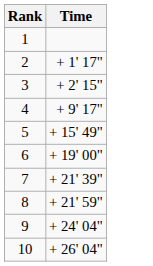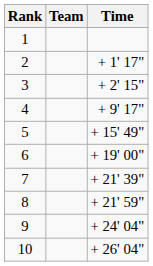+ column: (66, 16)
